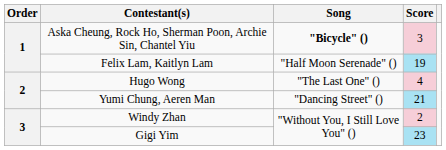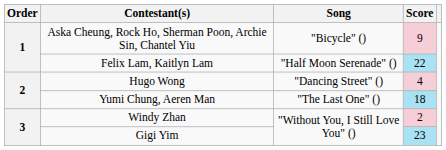(339, 38) bold -> (339, 38) normal
(420, 38) 3 -> (420, 38) 9
(420, 63) 19 -> (420, 63) 22
(339, 81) "The Last One" () -> (339, 81) "Dancing Street" ()
(339, 99) "Dancing Street" () -> (339, 99) "The Last One" ()
(420, 99) 21 -> (420, 99) 18
